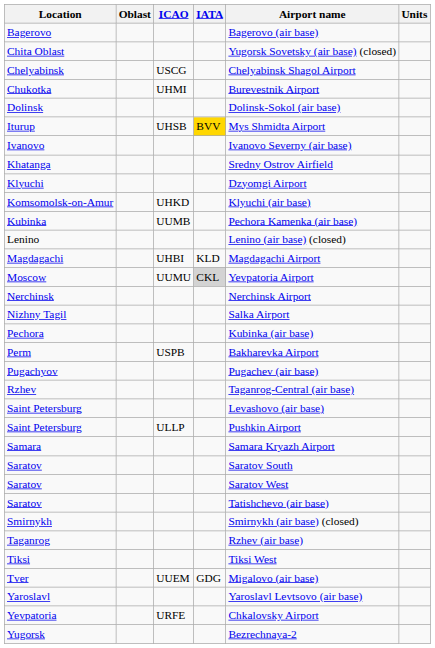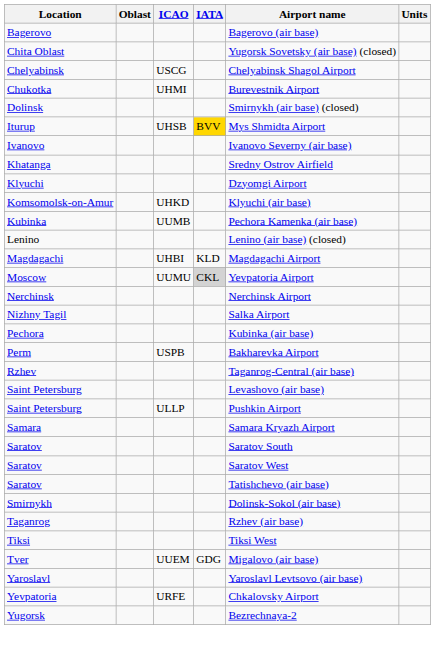(284, 108) Dolinsk-Sokol (air base) -> (293, 108) Smirnykh (air base) (closed)
- row: (32, 371)
(293, 521) Smirnykh (air base) (closed) -> (284, 502) Dolinsk-Sokol (air base)
